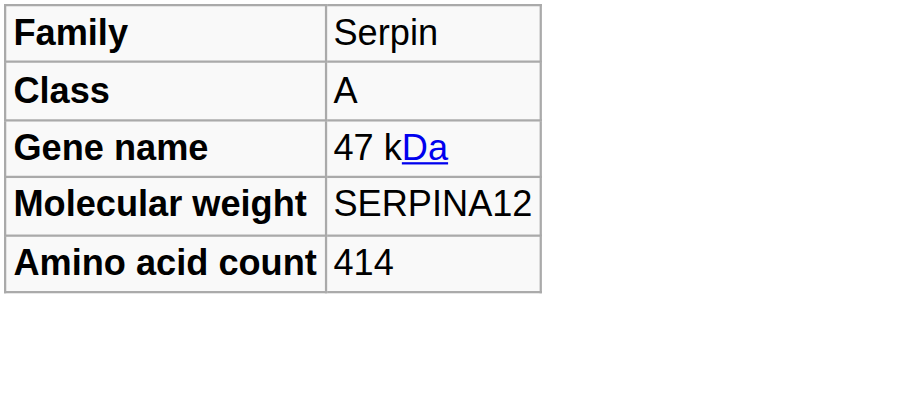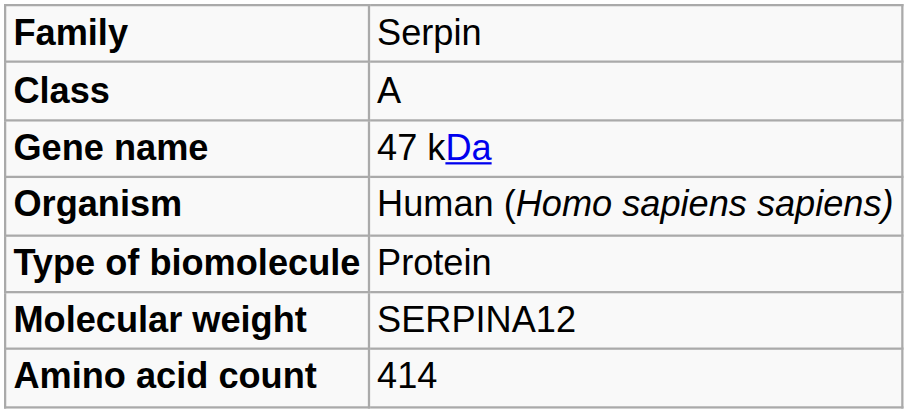+ row: (98, 205)
+ row: (187, 262)
